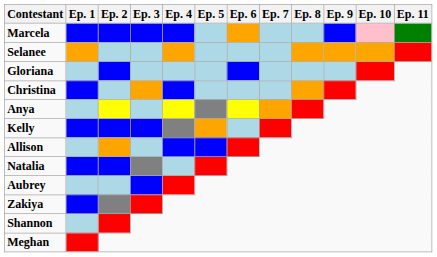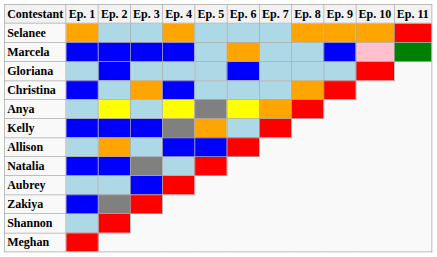rows swapped: (28, 33) <-> (26, 52)
